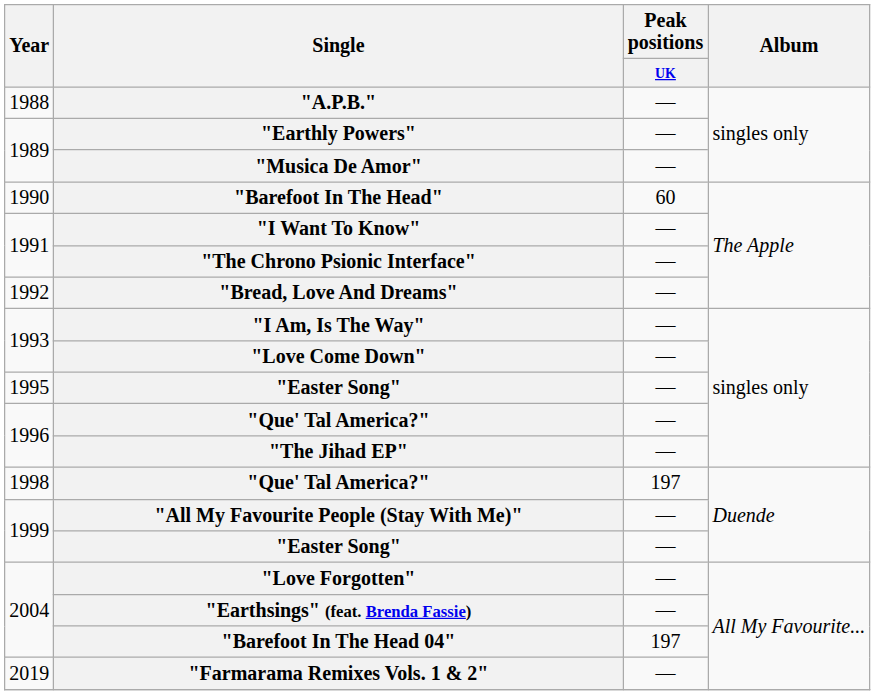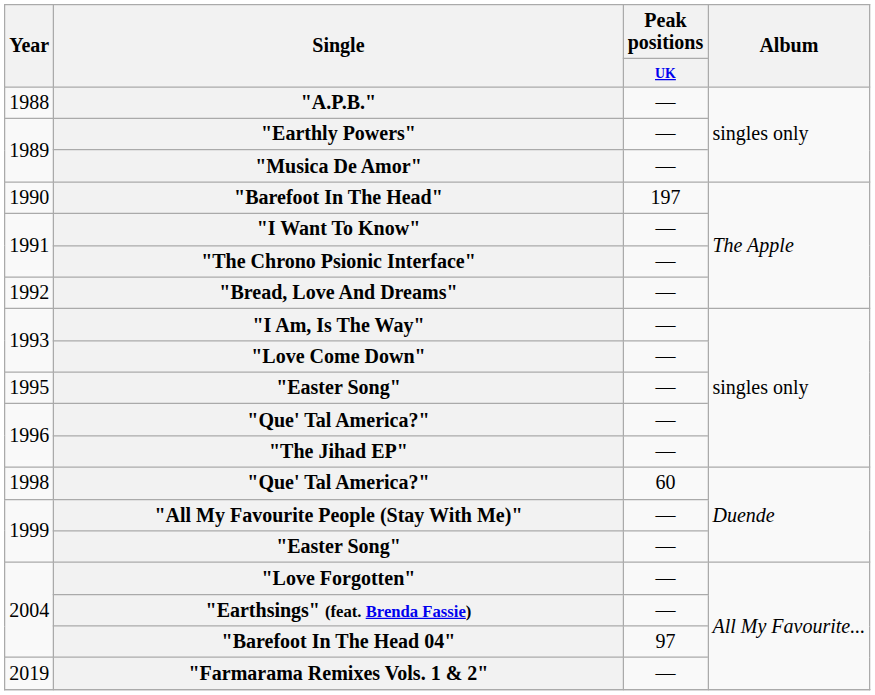(665, 197) 60 -> (665, 197) 197
(665, 483) 197 -> (665, 483) 60
(665, 641) 197 -> (665, 641) 97
